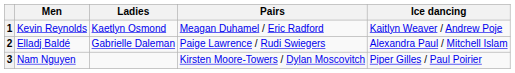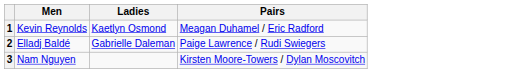- column: (439, 12)
